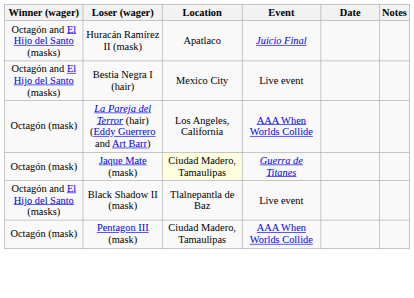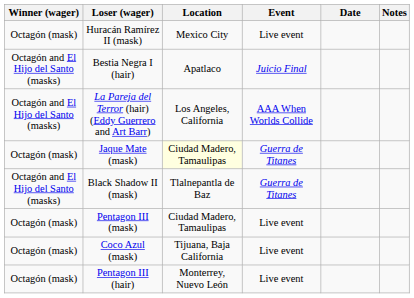(44, 40) Octagón and El Hijo del Santo (masks) -> (44, 35) Octagón (mask)
(202, 40) Apatlaco -> (202, 35) Mexico City
(281, 40) Juicio Final -> (281, 35) Live event
(202, 80) Mexico City -> (202, 69) Apatlaco
(281, 80) Live event -> (281, 69) Juicio Final
(44, 126) Octagón (mask) -> (44, 114) Octagón and El Hijo del Santo (masks)
(281, 200) Live event -> (281, 188) Guerra de Titanes
(281, 234) AAA When Worlds Collide -> (281, 222) Live event
+ row: (123, 251)
+ row: (123, 279)
